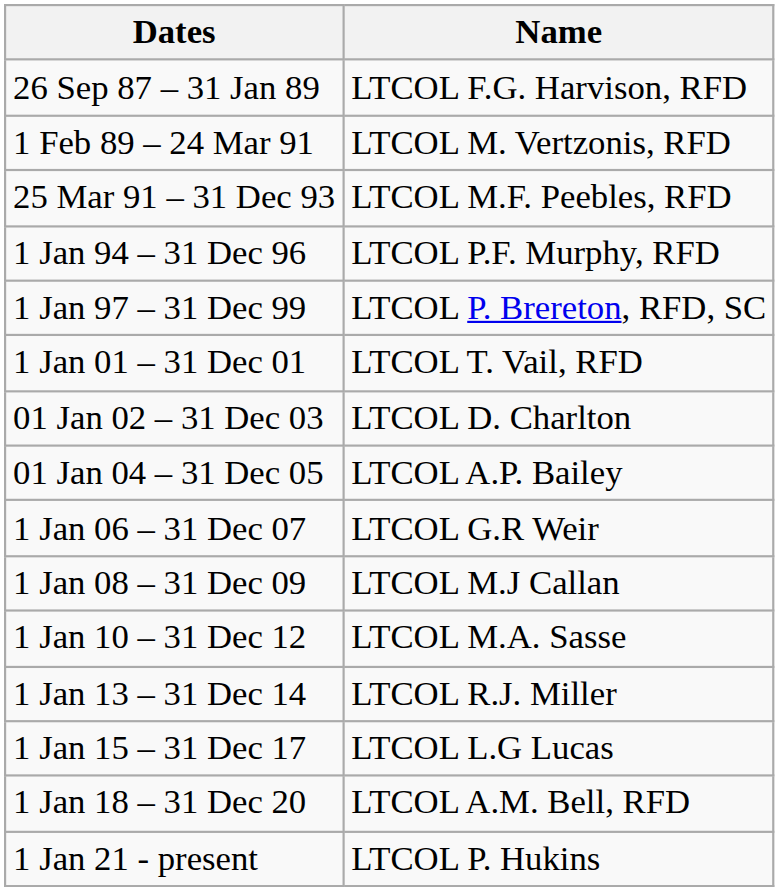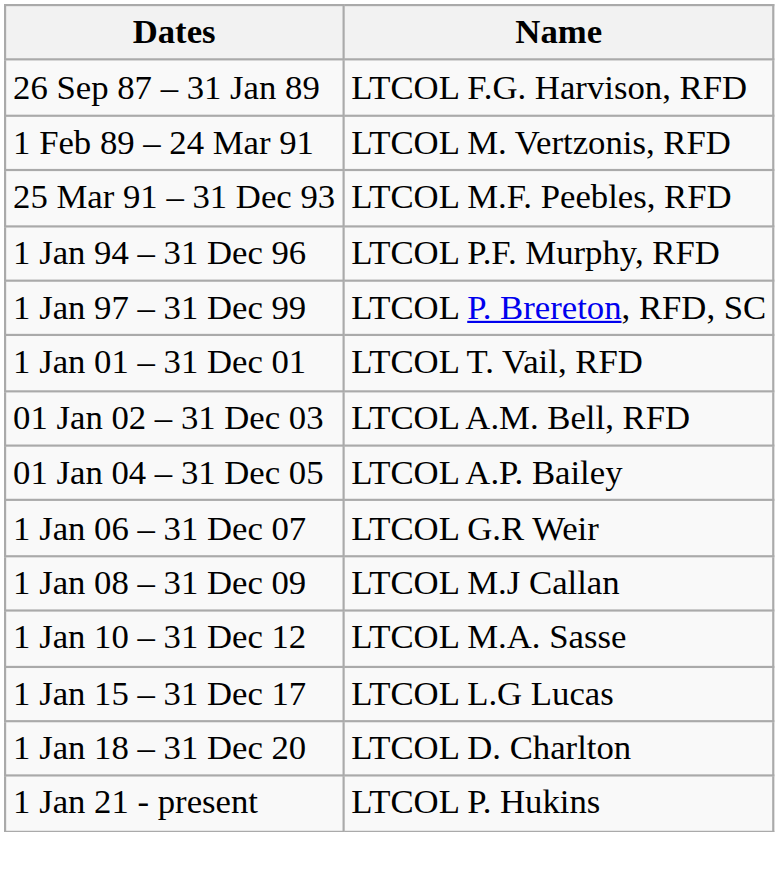(491, 417) LTCOL D. Charlton -> (521, 417) LTCOL A.M. Bell, RFD
- row: (160, 692)
(521, 802) LTCOL A.M. Bell, RFD -> (491, 747) LTCOL D. Charlton
